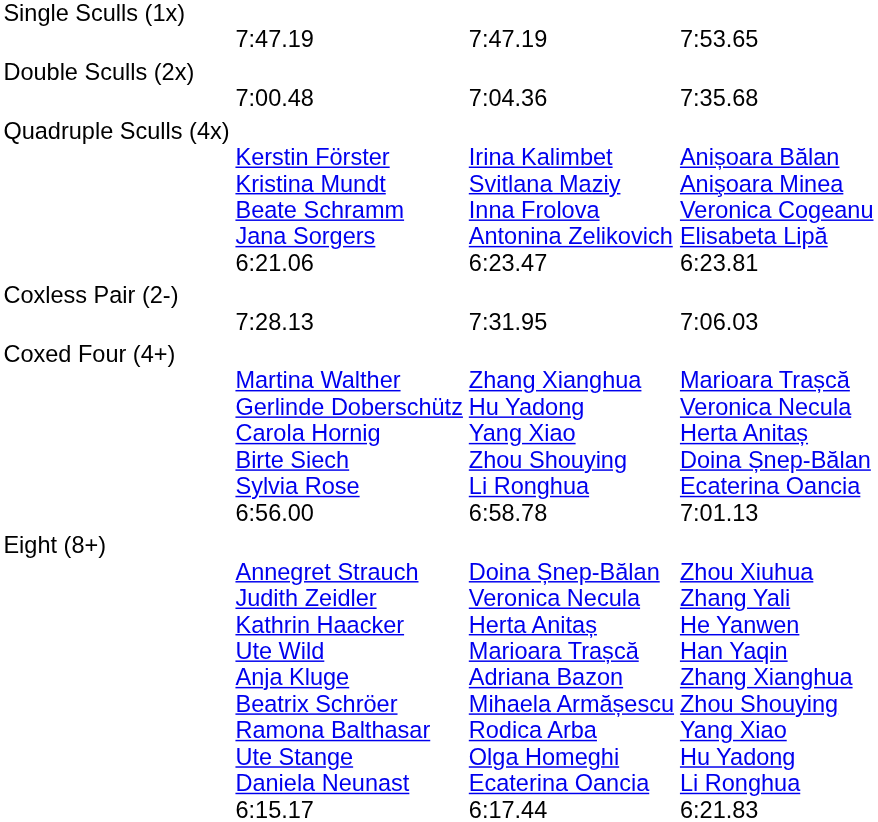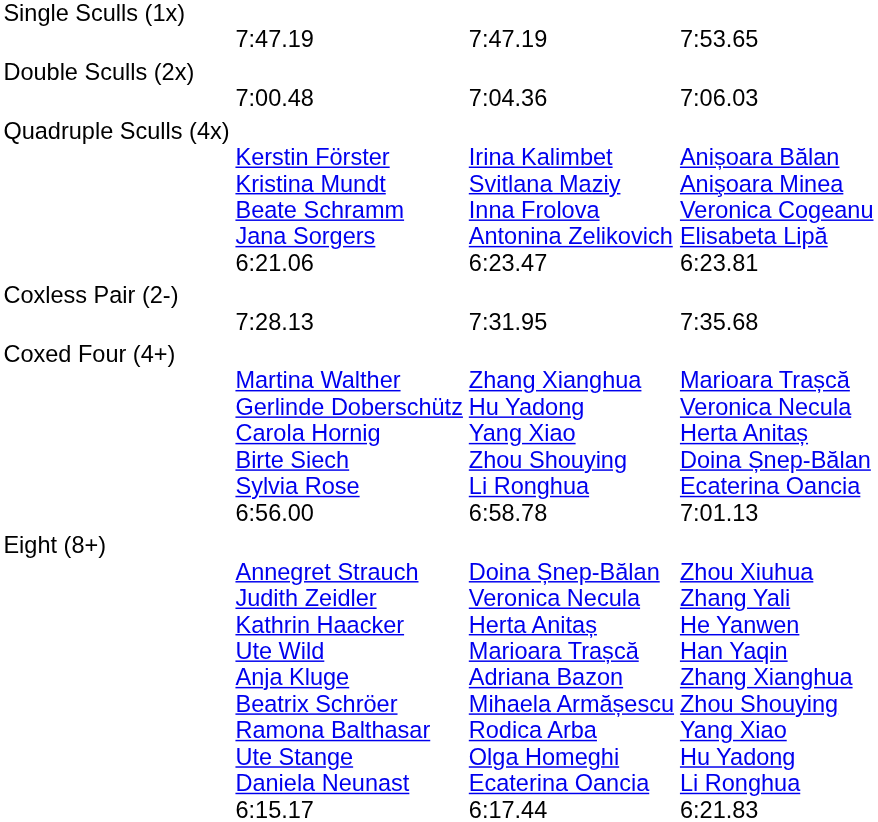(719, 98) 7:35.68 -> (719, 98) 7:06.03
(719, 322) 7:06.03 -> (719, 322) 7:35.68
